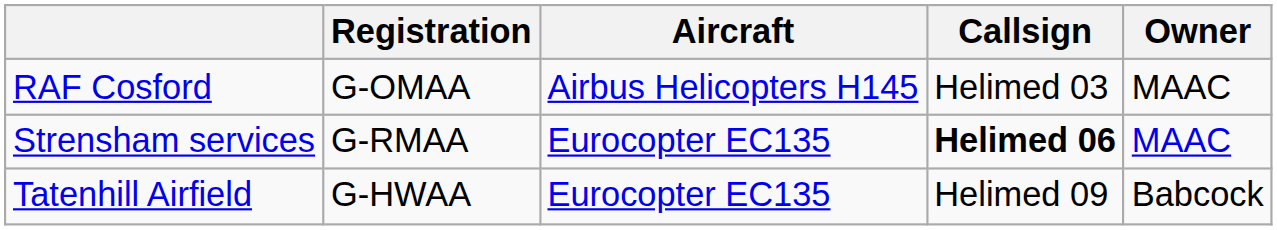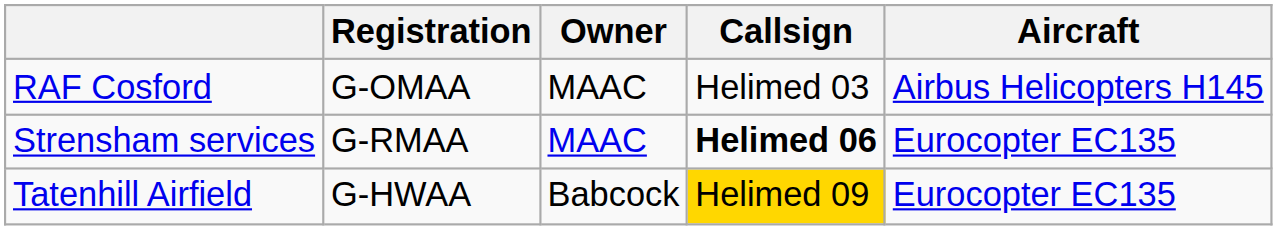columns swapped: (733, 31) <-> (1198, 31)
(1021, 195) no background -> (782, 195) gold background
